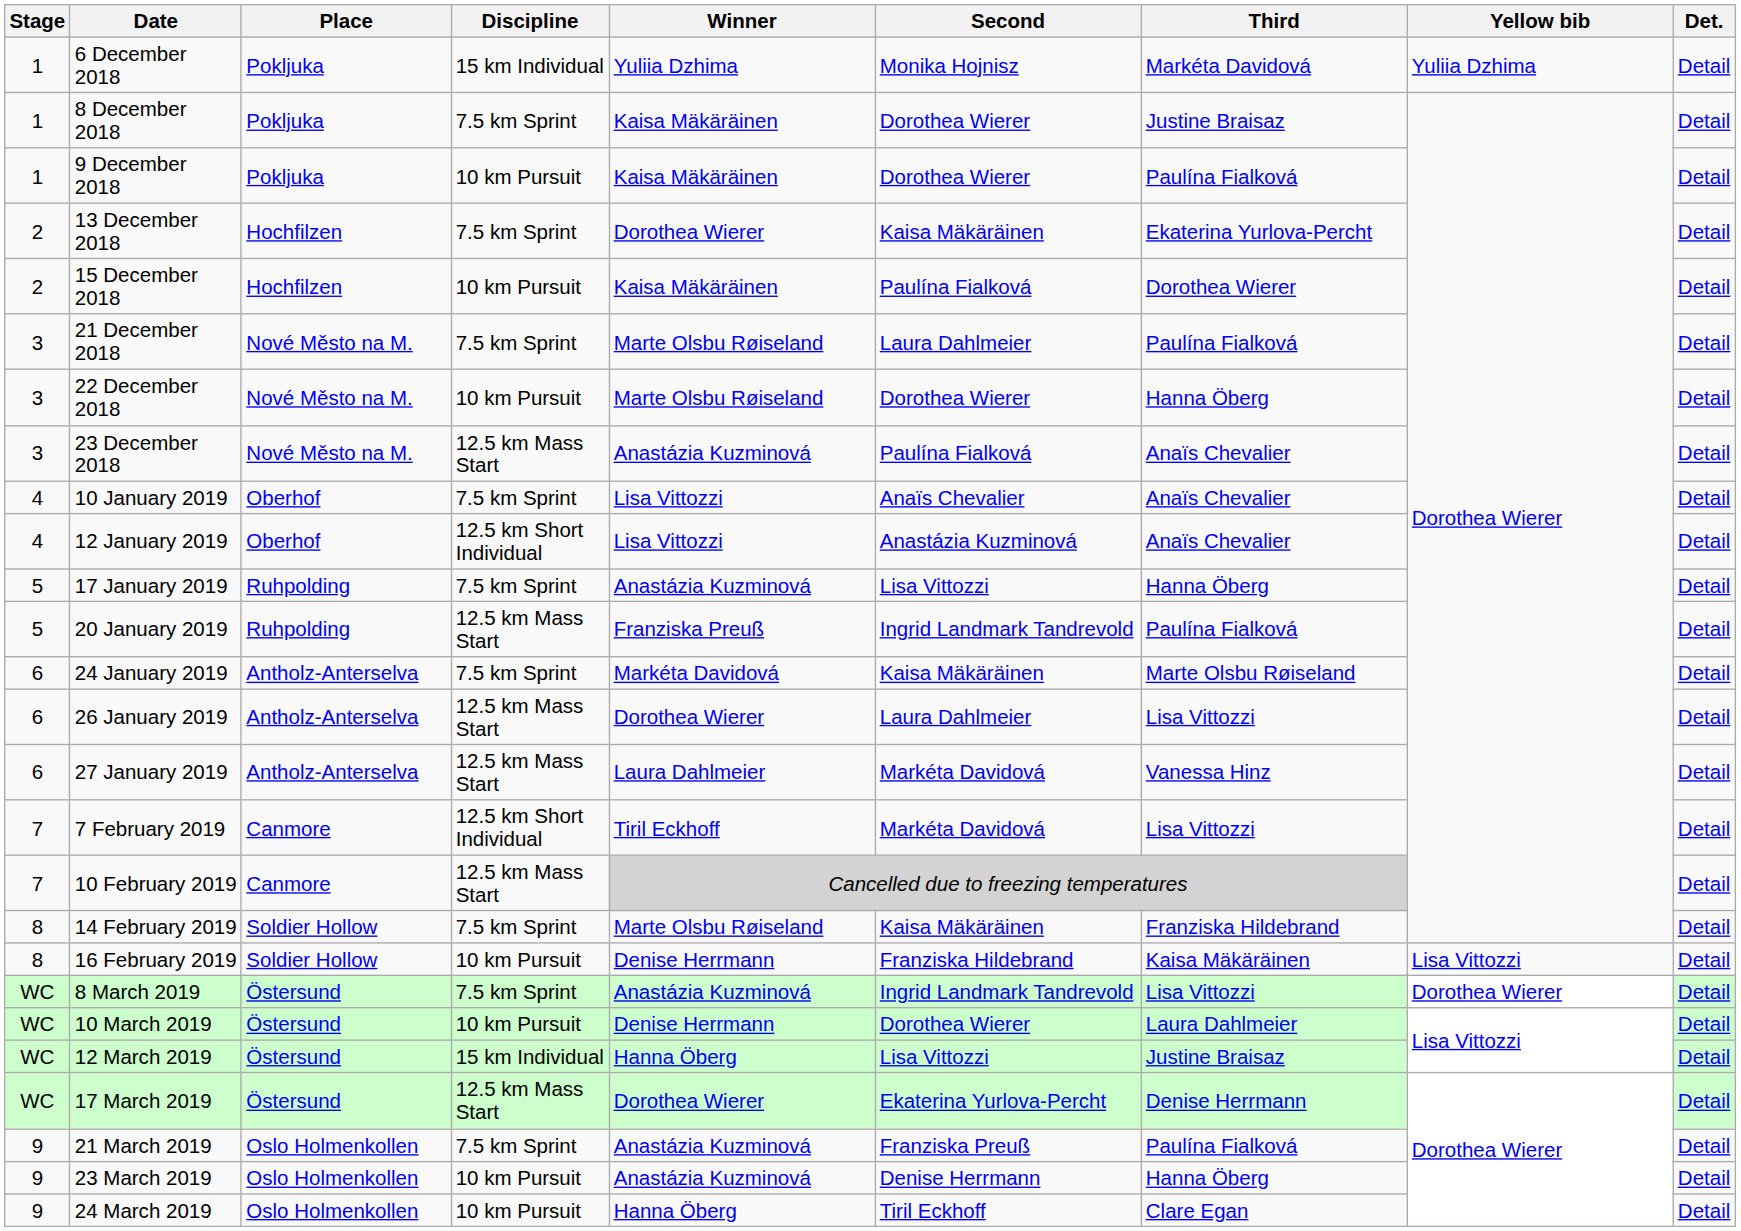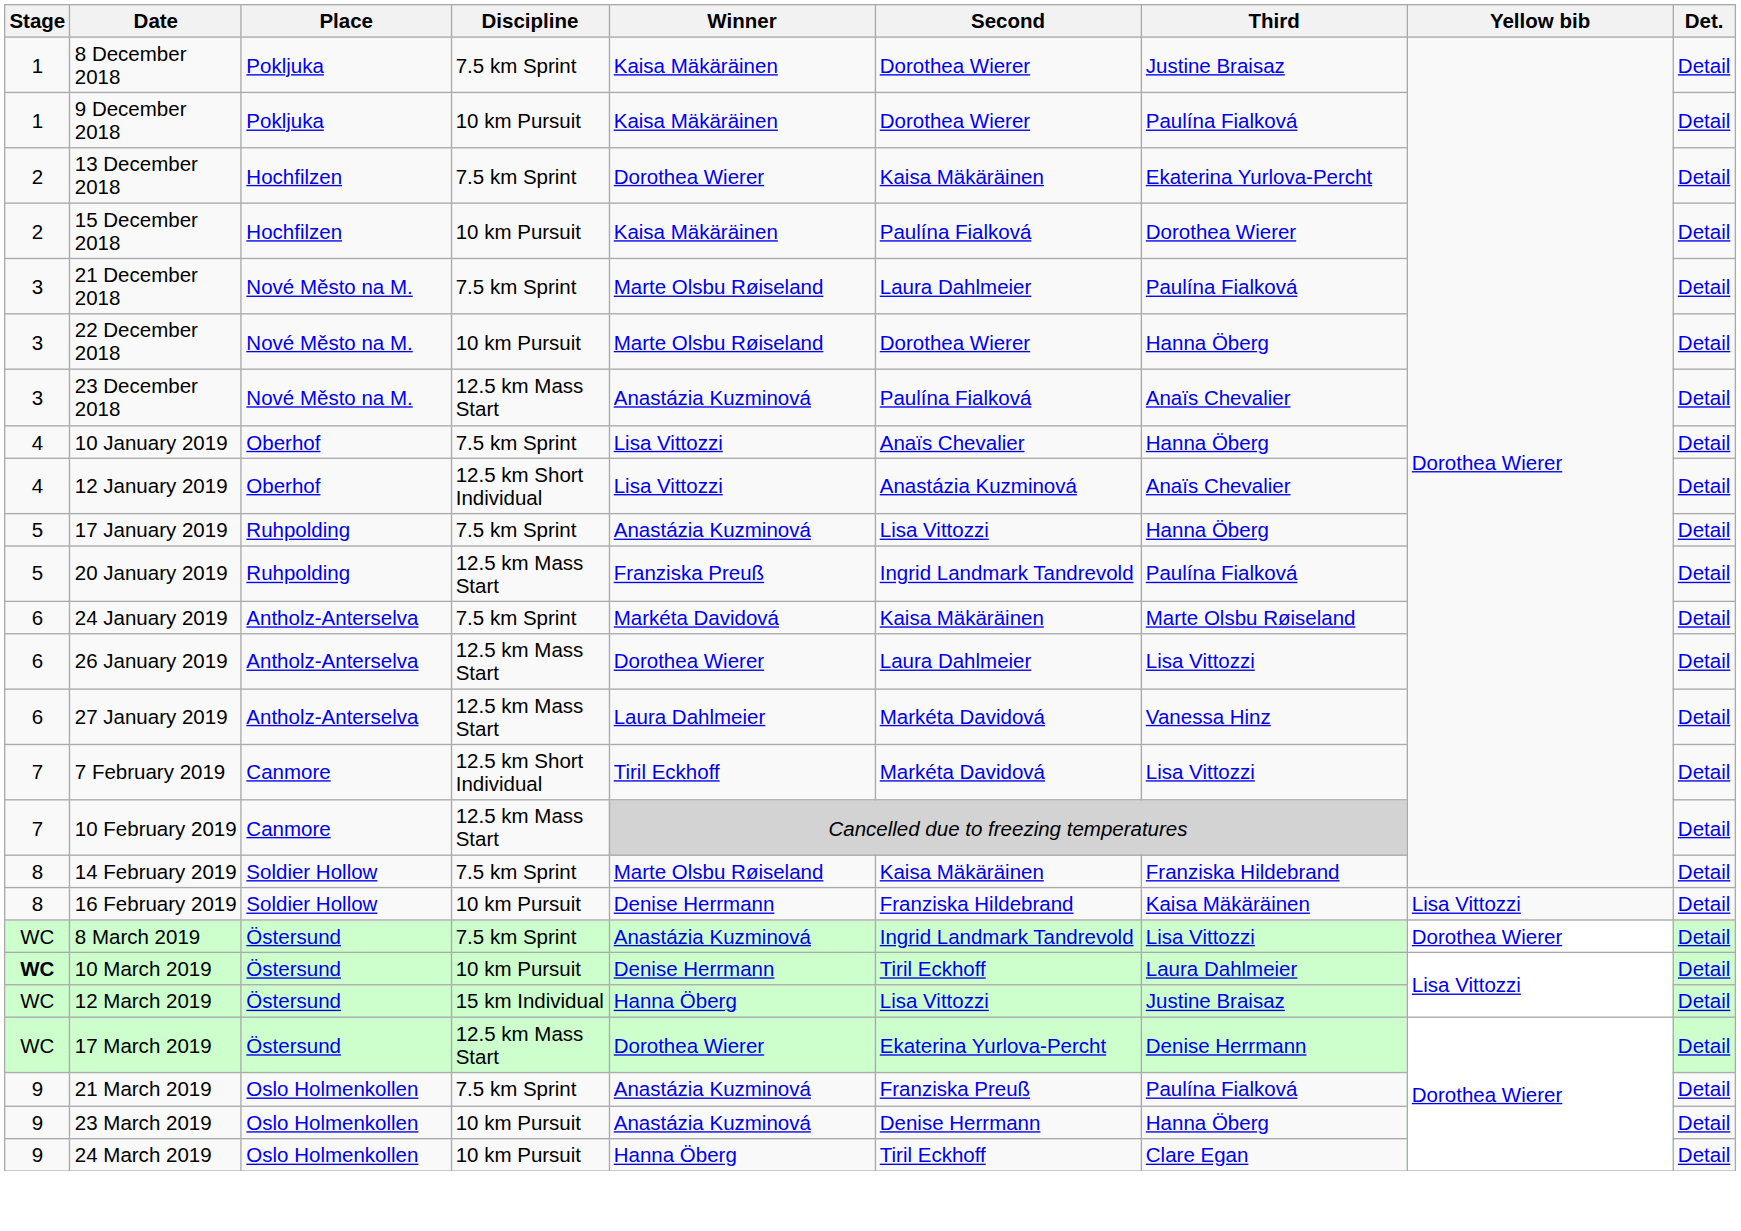- row: (131, 65)
(1218, 497) Anaïs Chevalier -> (1207, 442) Hanna Öberg
(37, 1025) normal -> (37, 969) bold
(955, 1025) Dorothea Wierer -> (933, 969) Tiril Eckhoff
